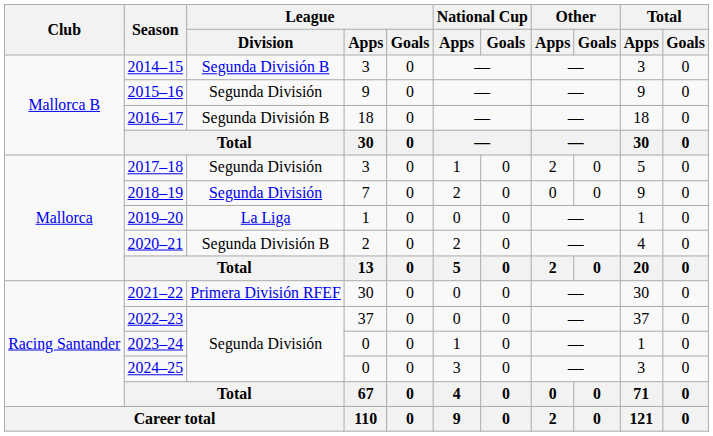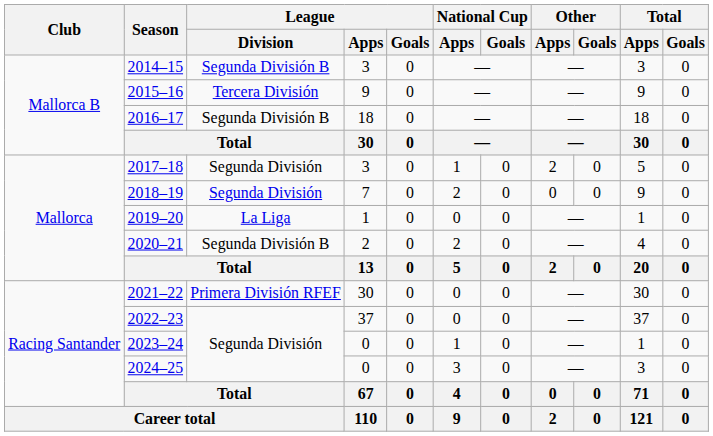(266, 92) Segunda División -> (266, 92) Tercera División
